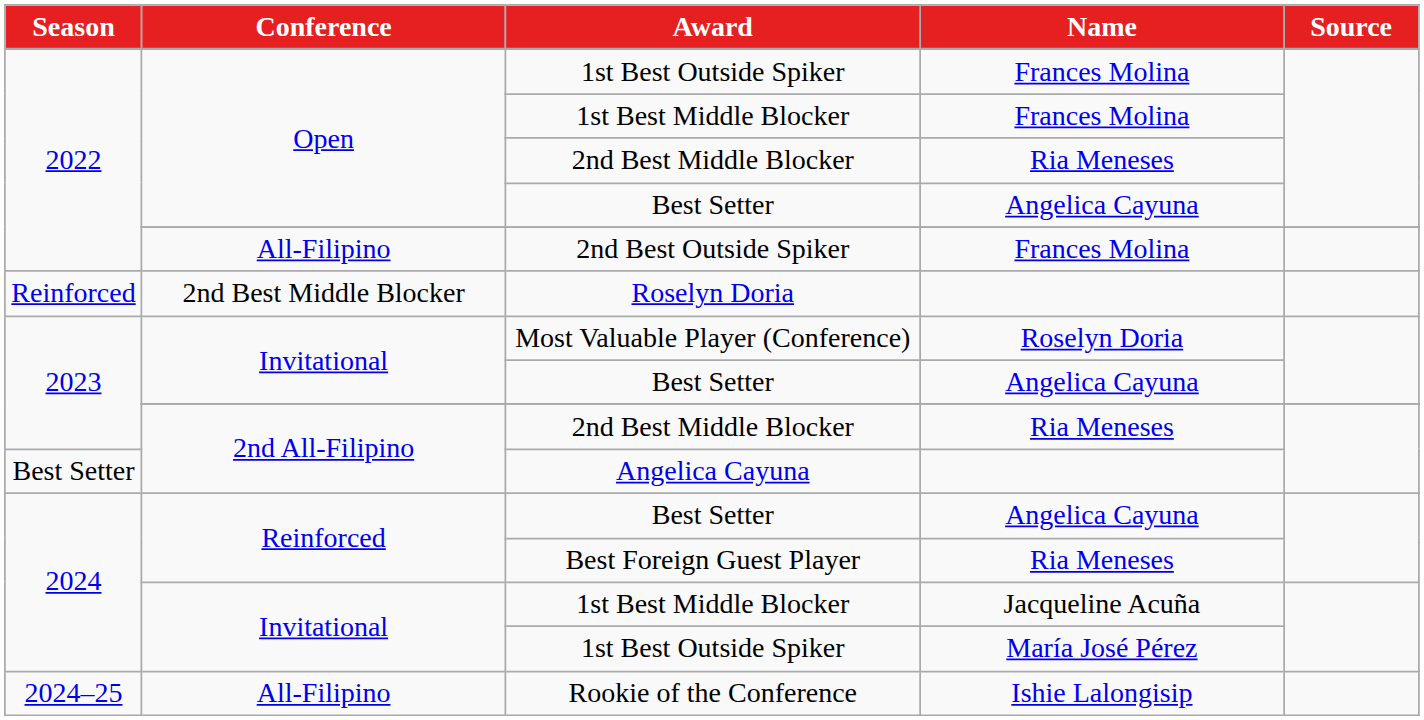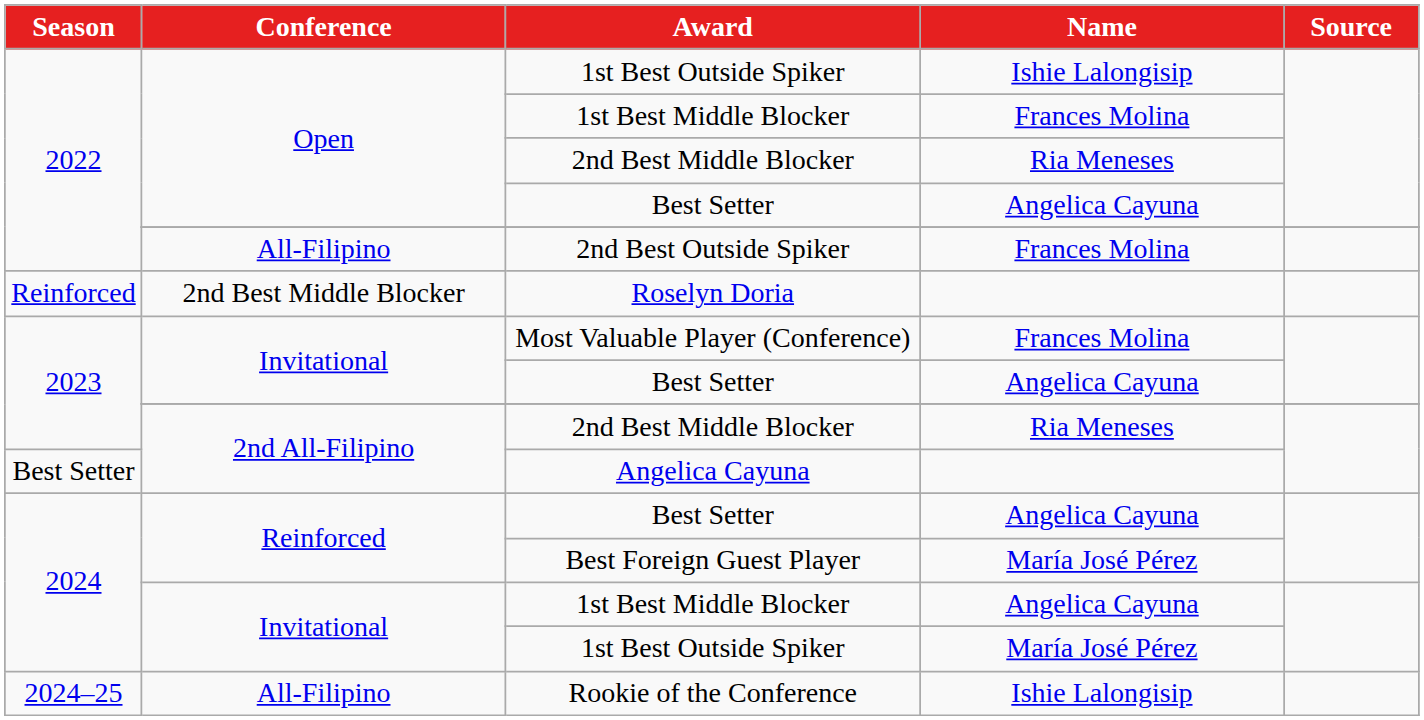(1102, 71) Frances Molina -> (1102, 71) Ishie Lalongisip
(1102, 337) Roselyn Doria -> (1102, 337) Frances Molina
(1102, 559) Ria Meneses -> (1102, 559) María José Pérez
(1102, 603) Jacqueline Acuña -> (1102, 603) Angelica Cayuna
